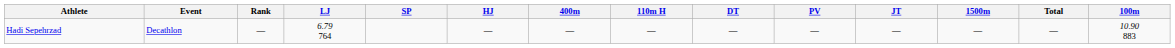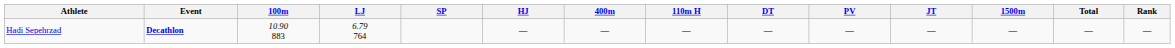columns swapped: (1129, 12) <-> (261, 12)
(164, 31) normal -> (165, 31) bold
